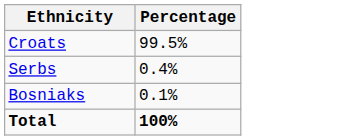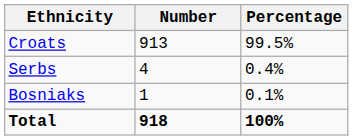+ column: (188, 18)
